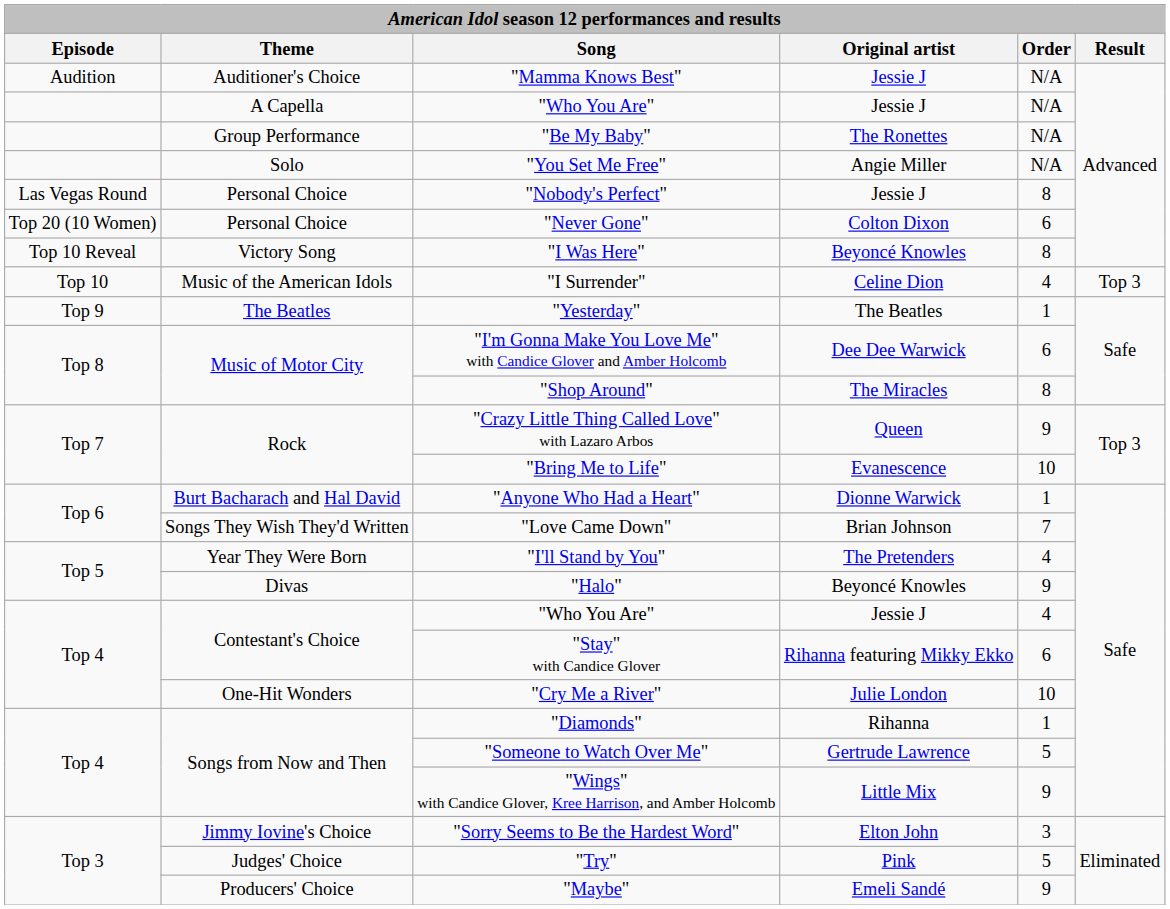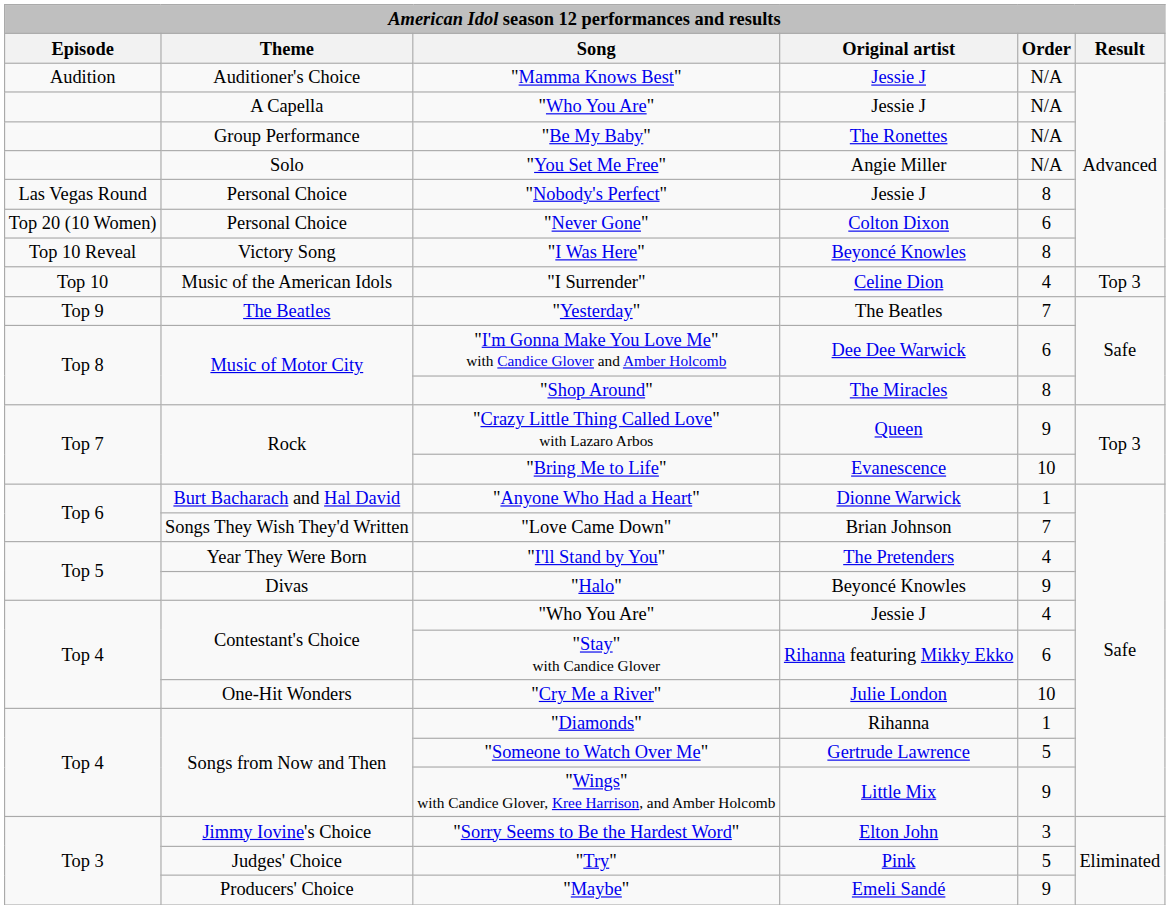(1046, 310) 1 -> (1046, 310) 7
